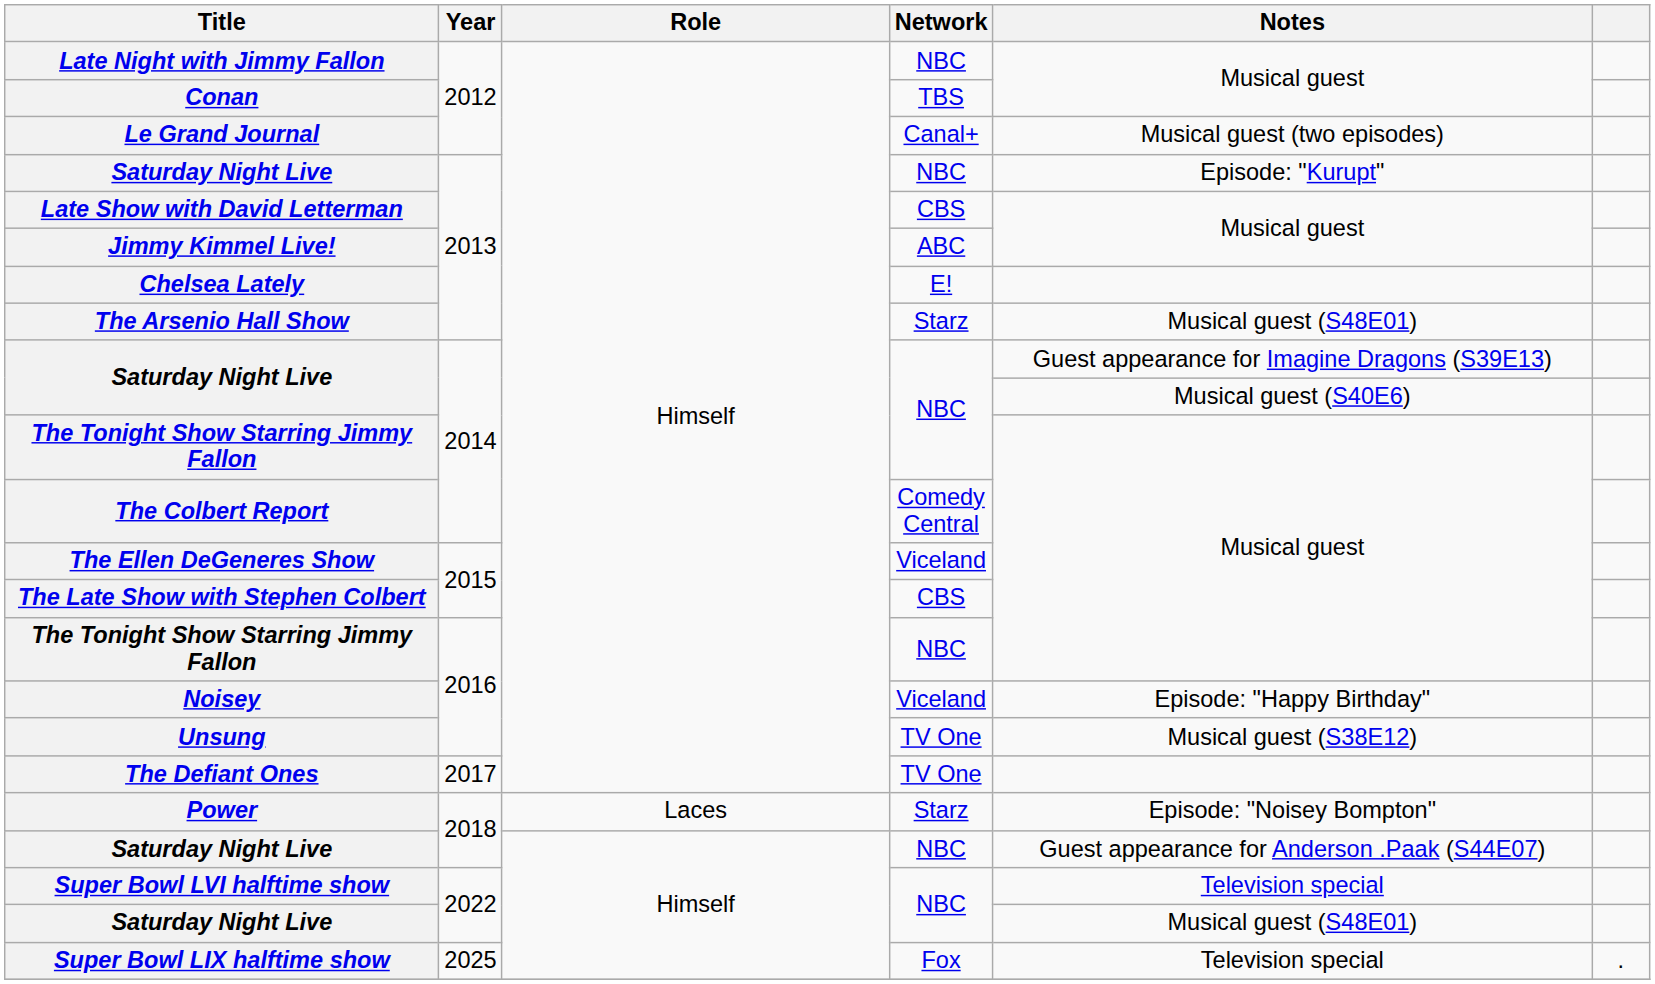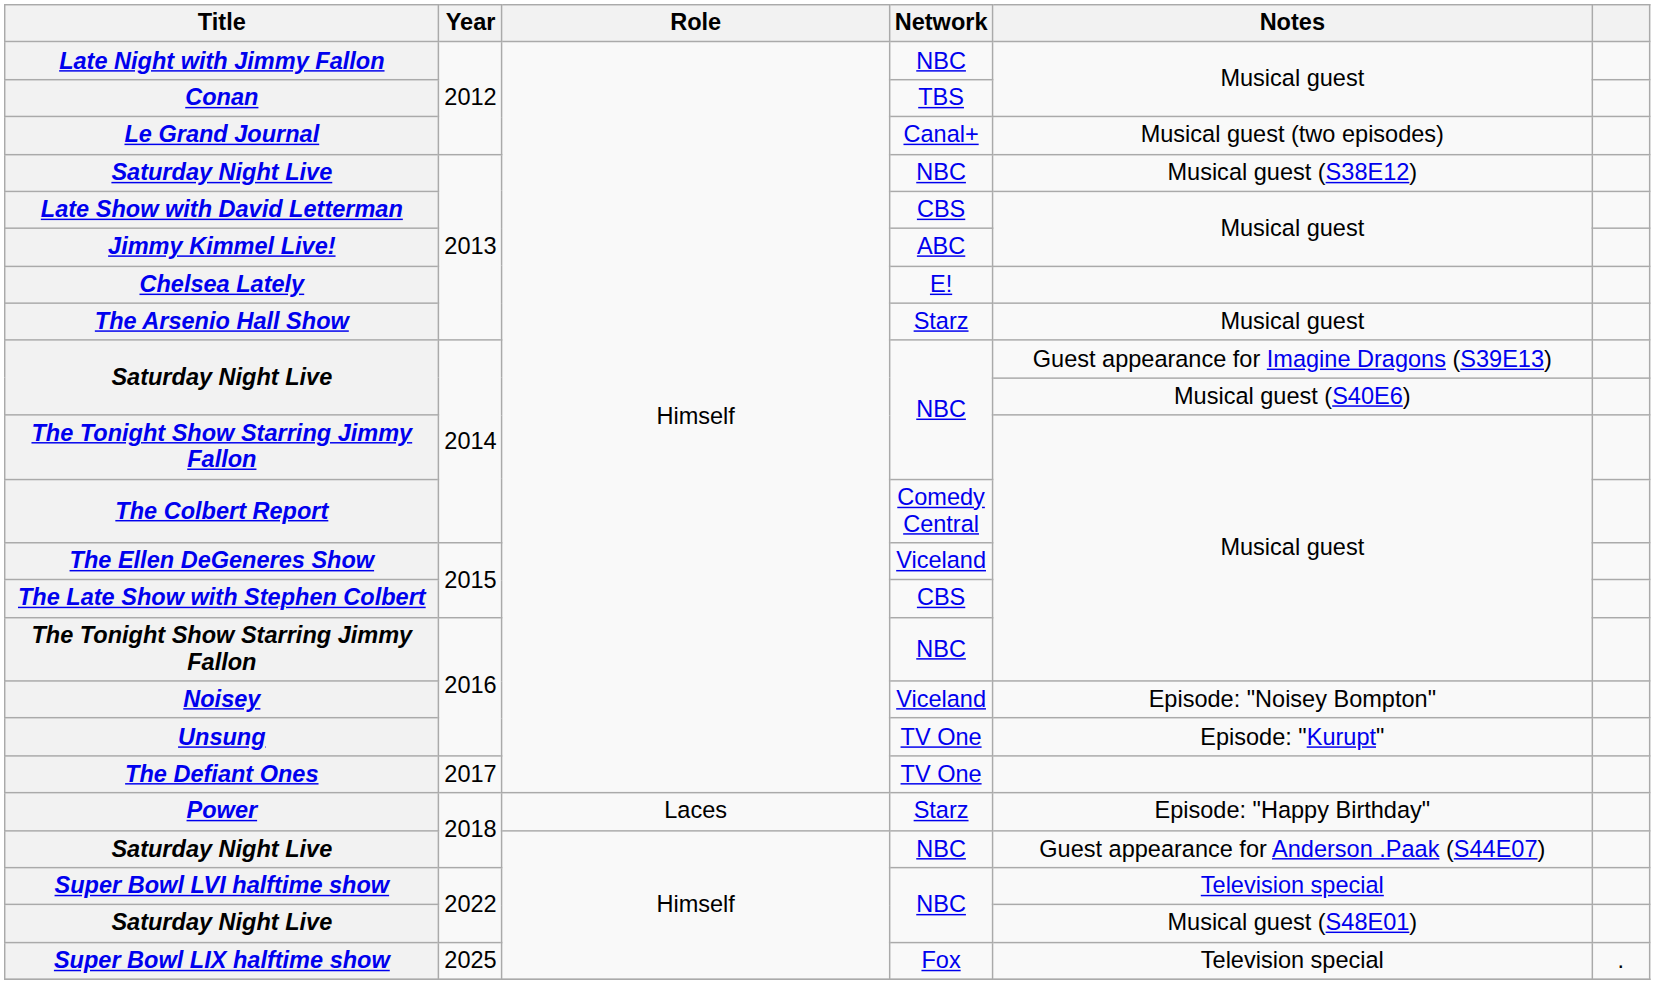(1292, 172) Episode: "Kurupt" -> (1292, 172) Musical guest (S38E12)
(1292, 321) Musical guest (S48E01) -> (1292, 321) Musical guest
(1292, 699) Episode: "Happy Birthday" -> (1292, 699) Episode: "Noisey Bompton"
(1292, 736) Musical guest (S38E12) -> (1292, 736) Episode: "Kurupt"
(1292, 811) Episode: "Noisey Bompton" -> (1292, 811) Episode: "Happy Birthday"
